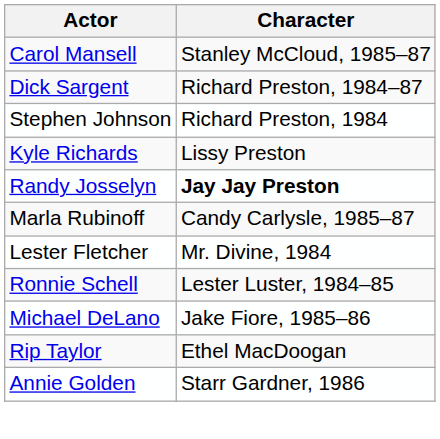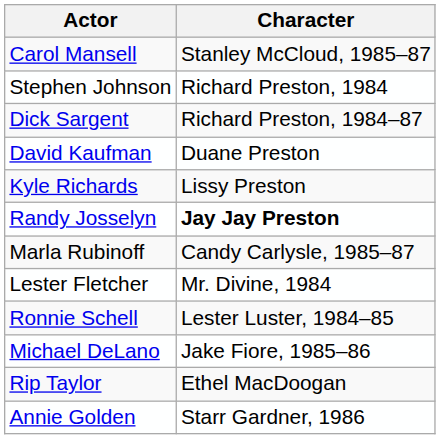rows swapped: (90, 119) <-> (69, 86)
+ row: (81, 152)
